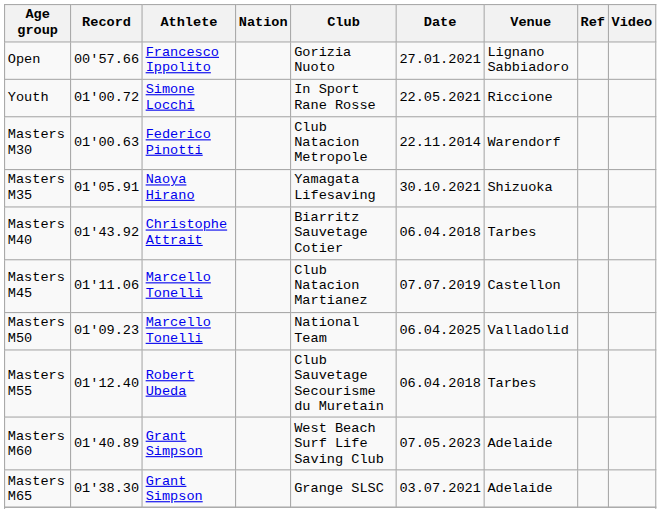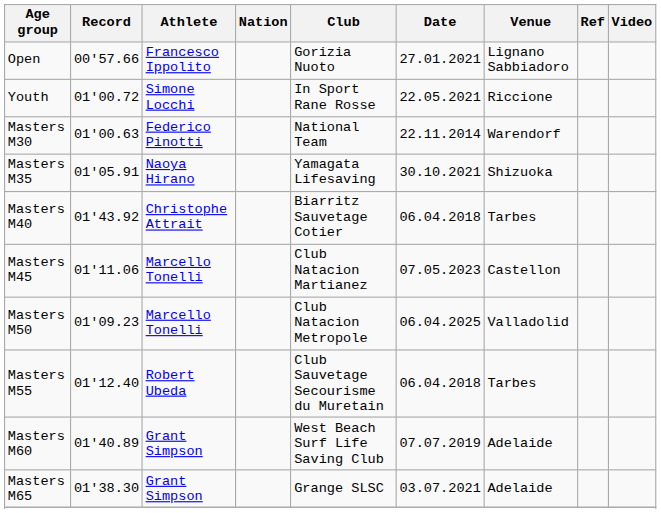(331, 143) Club Natacion Metropole -> (327, 136) National Team
(440, 286) 07.07.2019 -> (440, 271) 07.05.2023
(327, 331) National Team -> (331, 323) Club Natacion Metropole
(440, 444) 07.05.2023 -> (440, 444) 07.07.2019
